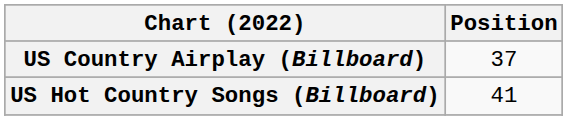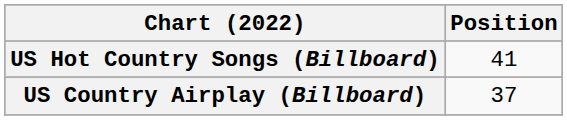rows swapped: (225, 96) <-> (225, 60)
